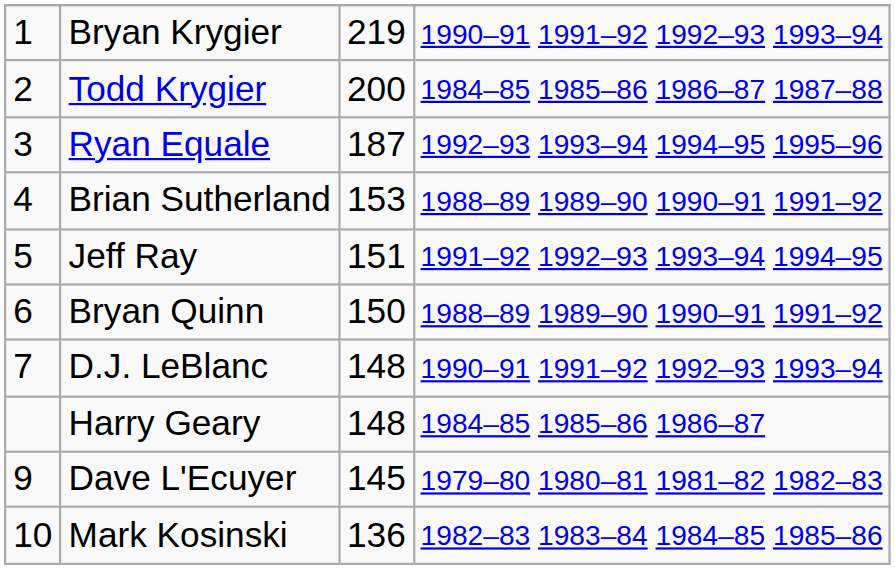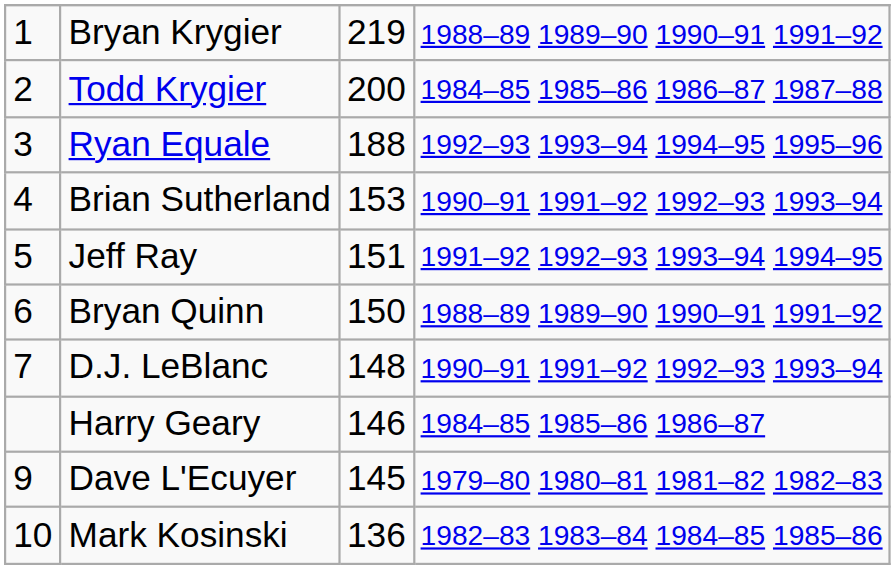(652, 33) 1990–91 1991–92 1992–93 1993–94 -> (652, 33) 1988–89 1989–90 1990–91 1991–92
(376, 144) 187 -> (376, 144) 188
(652, 200) 1988–89 1989–90 1990–91 1991–92 -> (652, 200) 1990–91 1991–92 1992–93 1993–94
(376, 423) 148 -> (376, 423) 146
